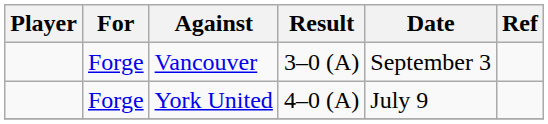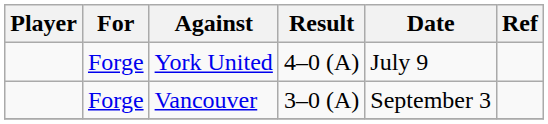rows swapped: (214, 99) <-> (206, 61)
